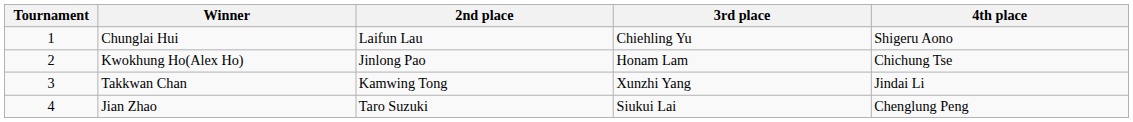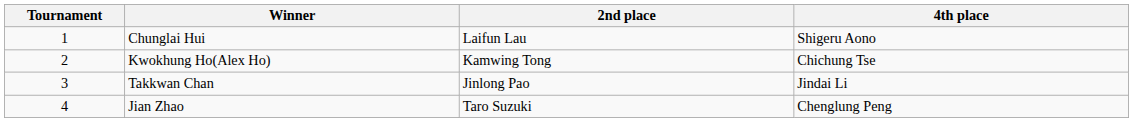- column: (742, 15)
(392, 60) Jinlong Pao -> (507, 60) Kamwing Tong
(403, 83) Kamwing Tong -> (496, 83) Jinlong Pao
